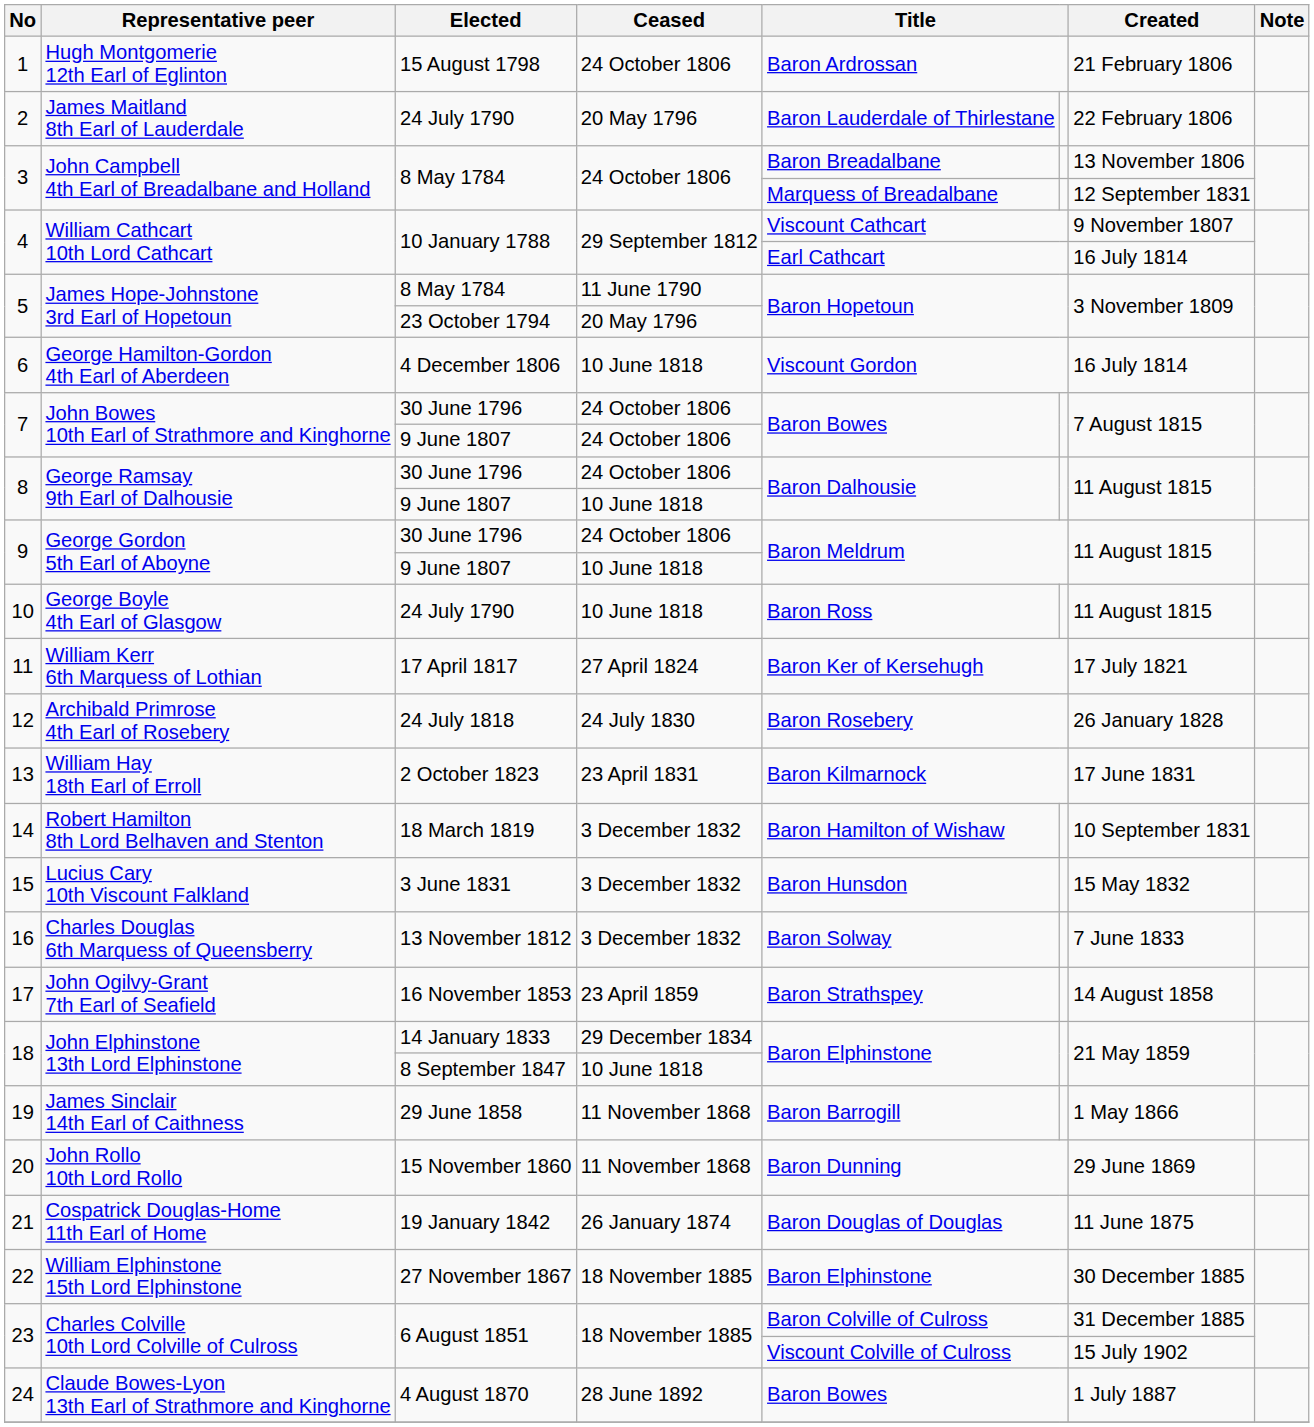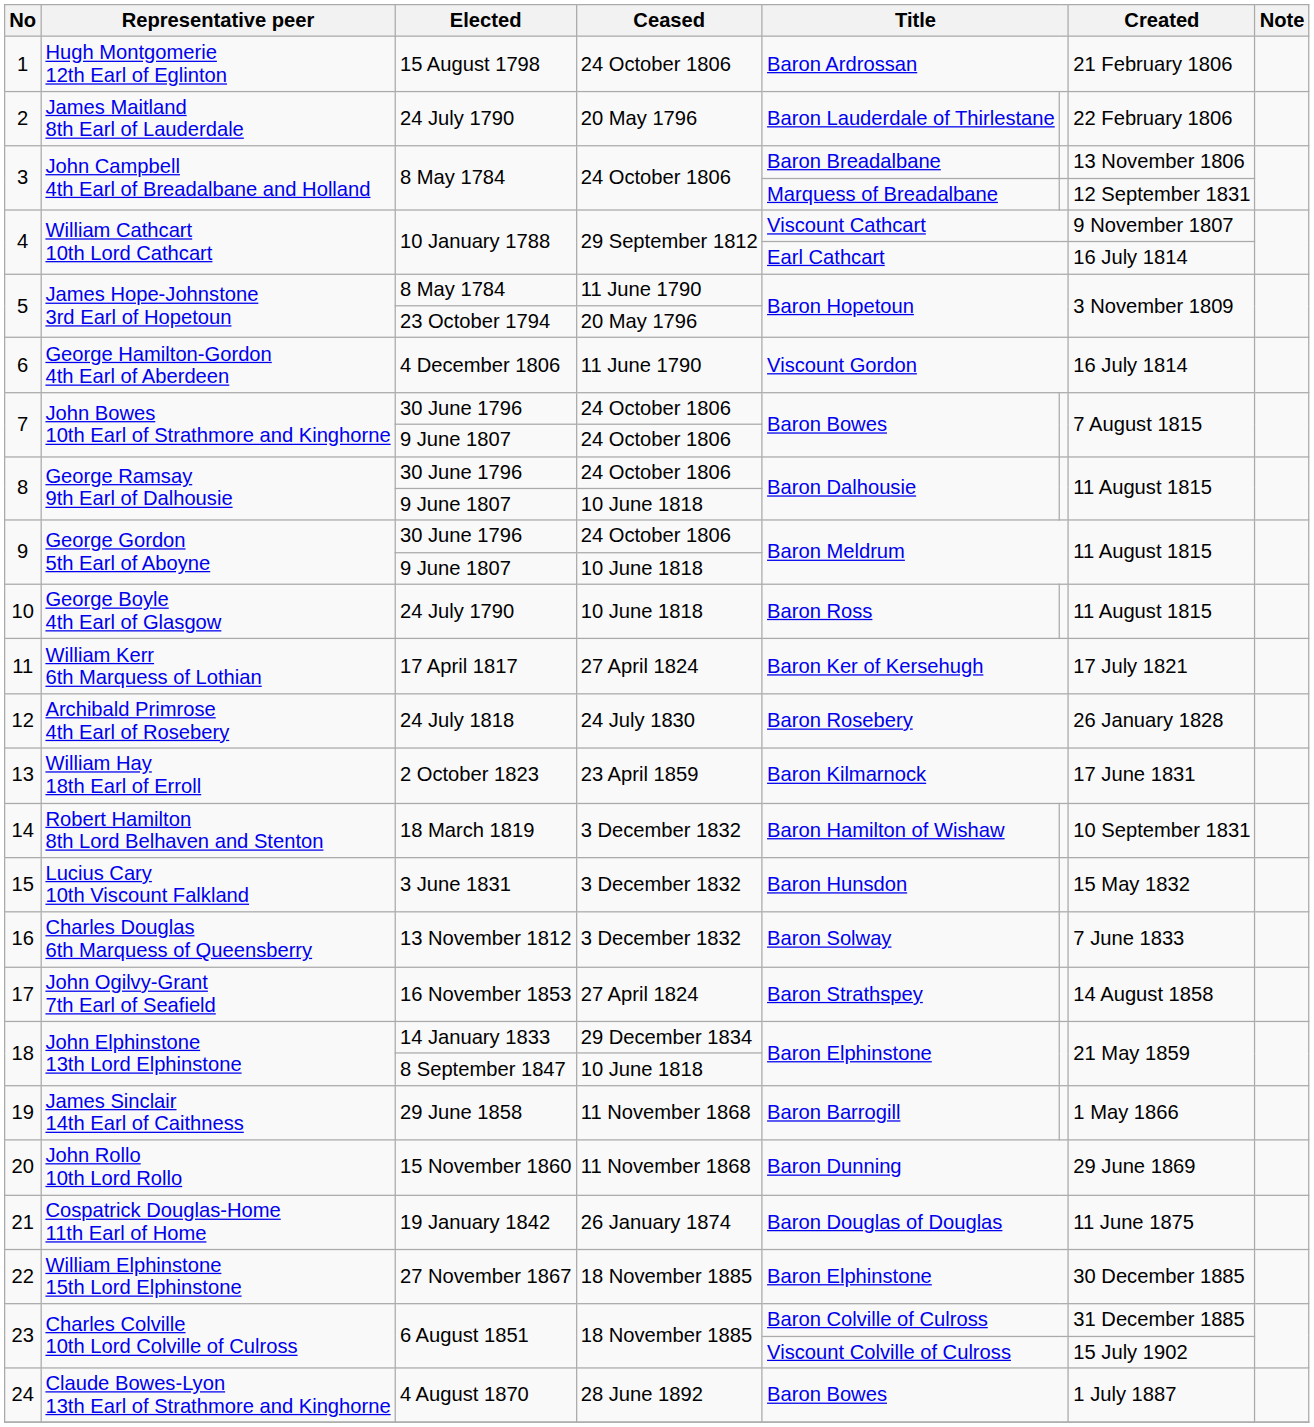(642, 364) 10 June 1818 -> (641, 364) 11 June 1790
(640, 775) 23 April 1831 -> (640, 775) 23 April 1859
(640, 993) 23 April 1859 -> (640, 993) 27 April 1824
